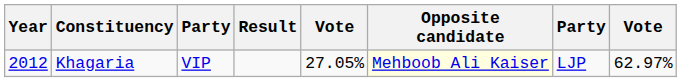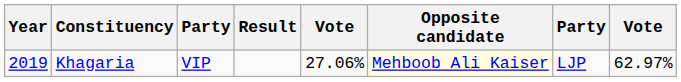(28, 64) 2012 -> (28, 64) 2019
(335, 64) 27.05% -> (335, 64) 27.06%
